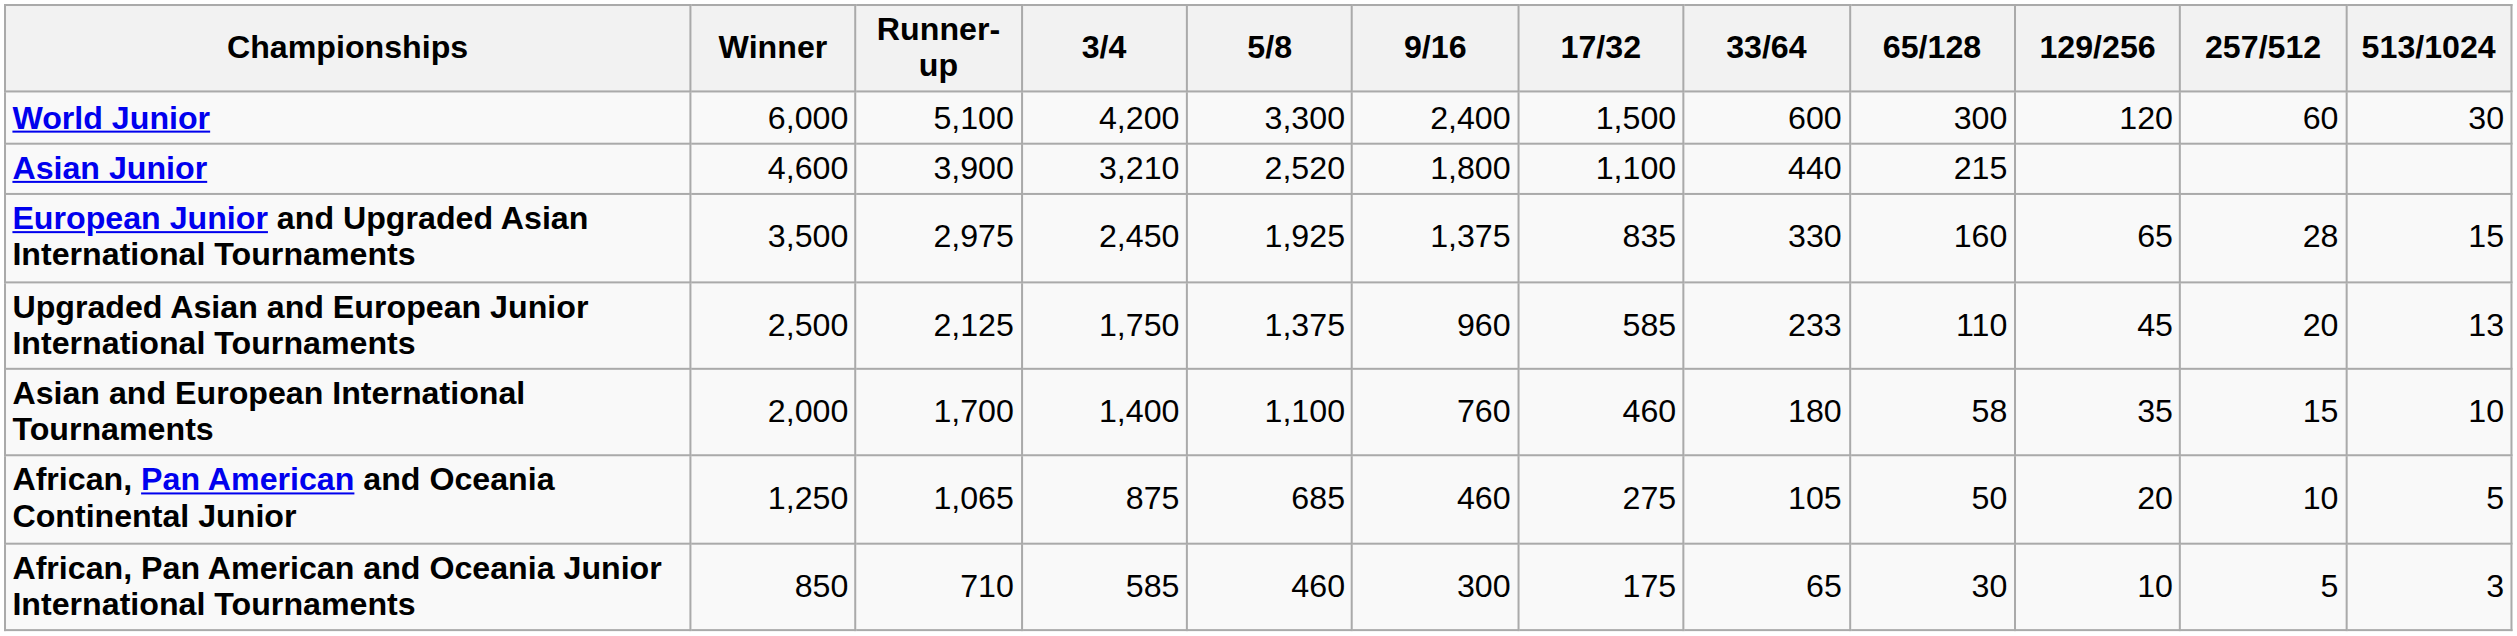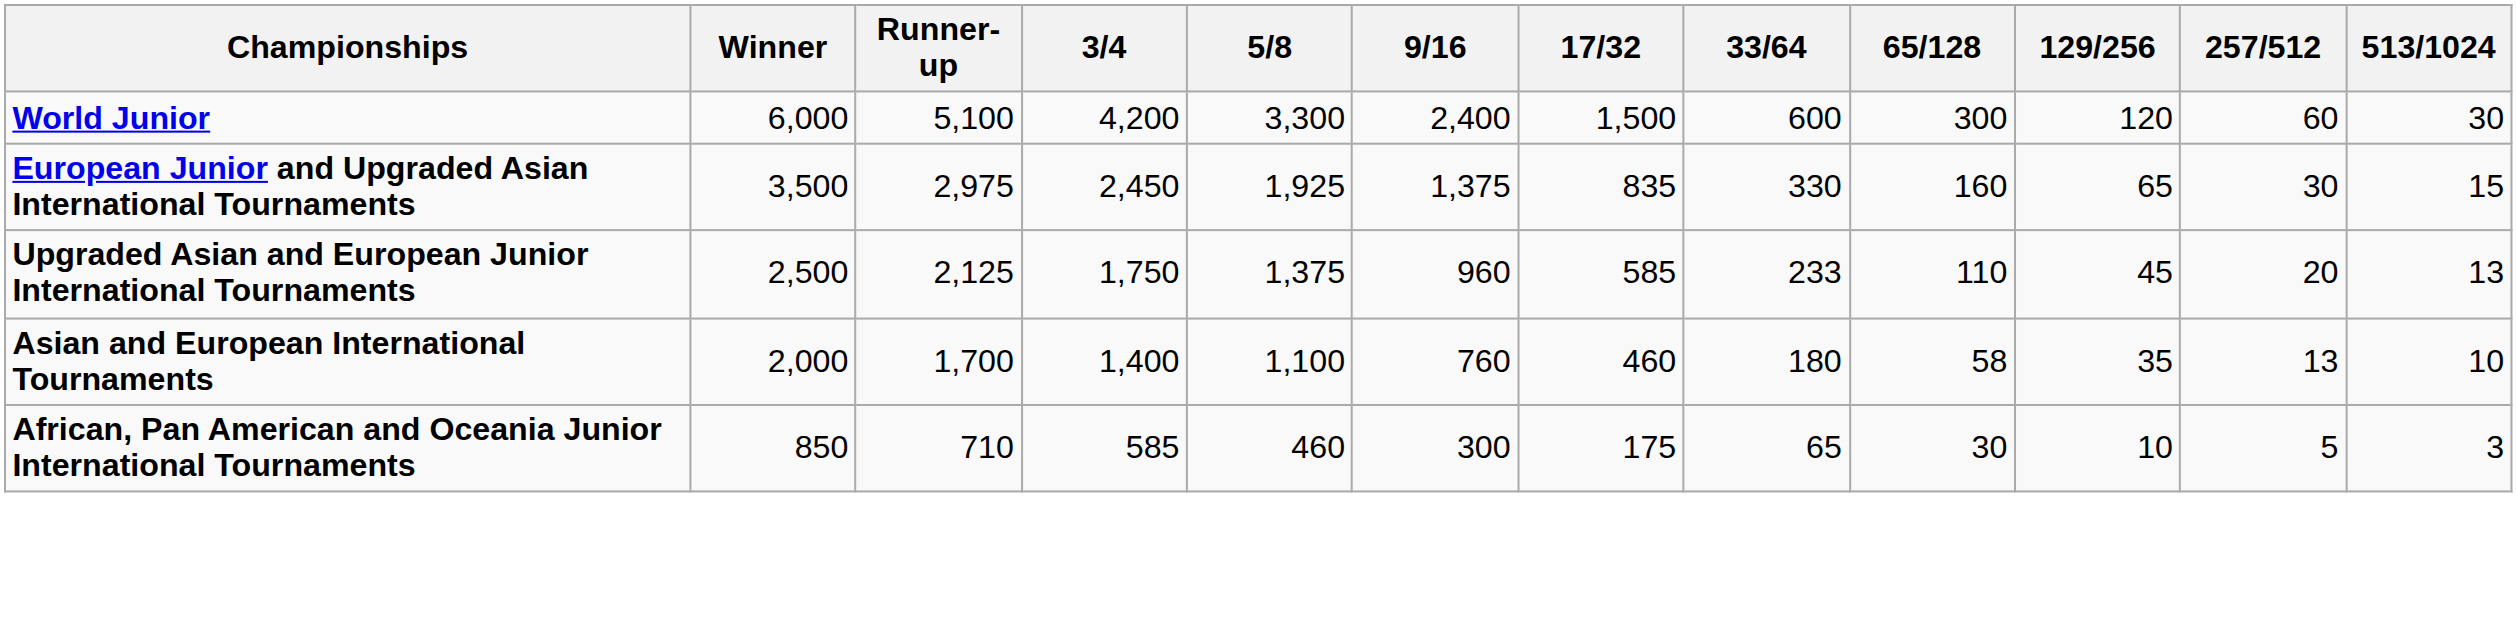- row: (110, 168)
(2321, 237) 28 -> (2321, 186) 30
(2321, 411) 15 -> (2321, 360) 13
- row: (283, 498)
